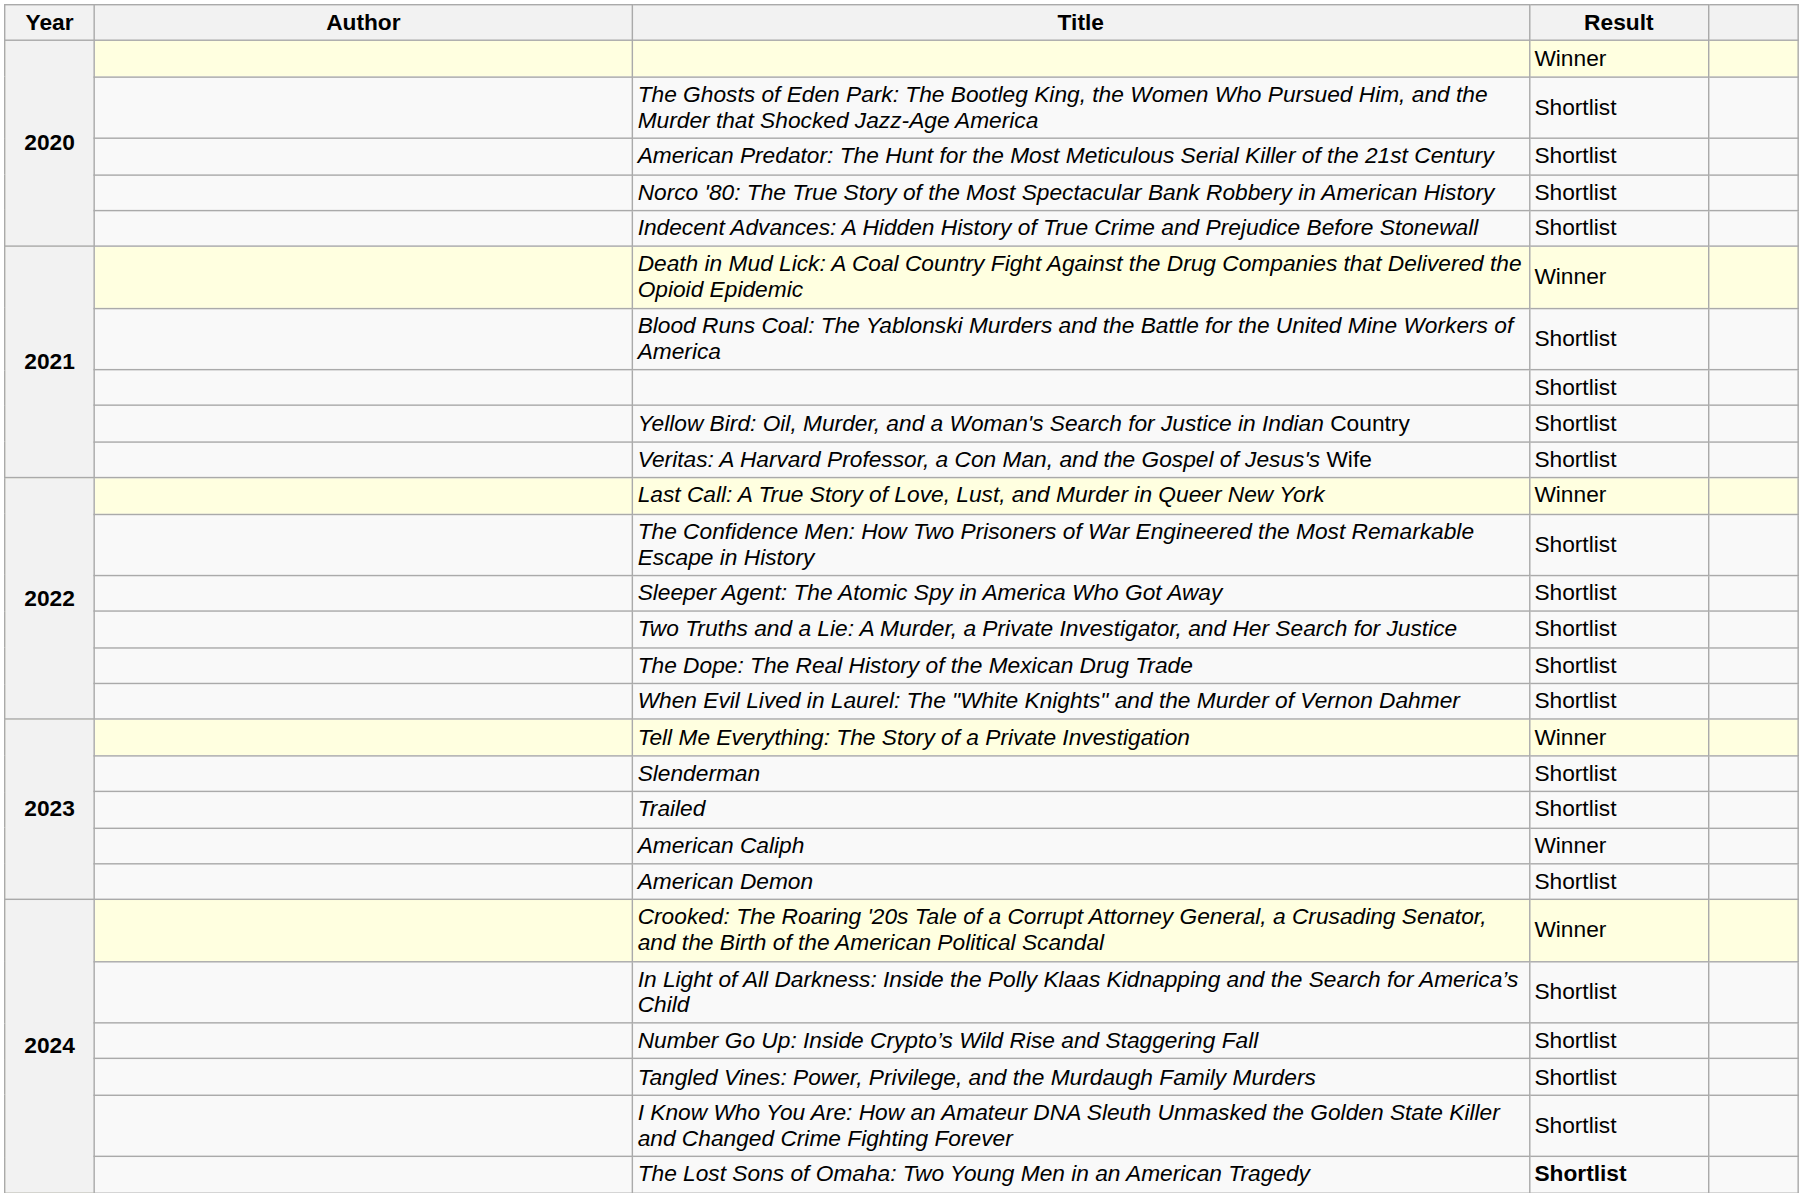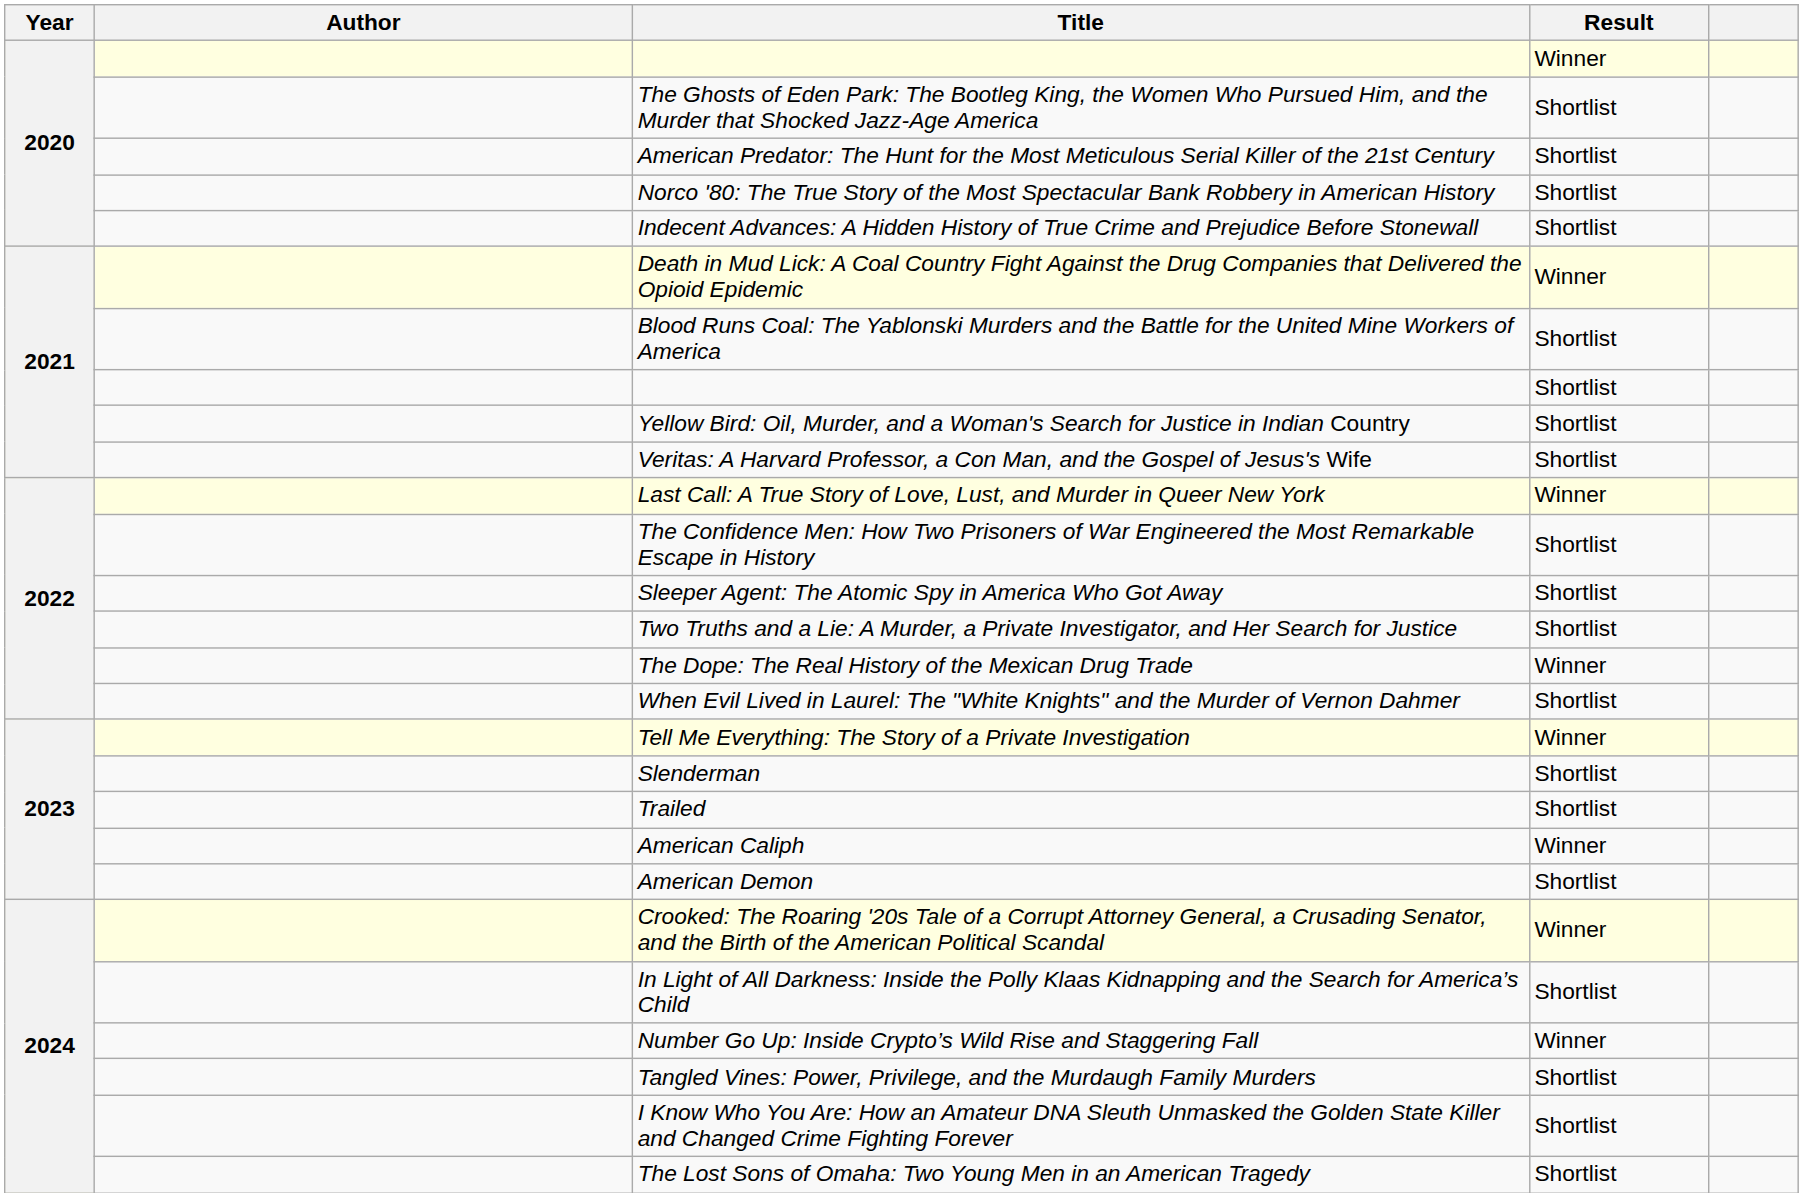(1575, 665) Shortlist -> (1570, 665) Winner
(1575, 1040) Shortlist -> (1570, 1040) Winner
(1580, 1174) bold -> (1575, 1174) normal
